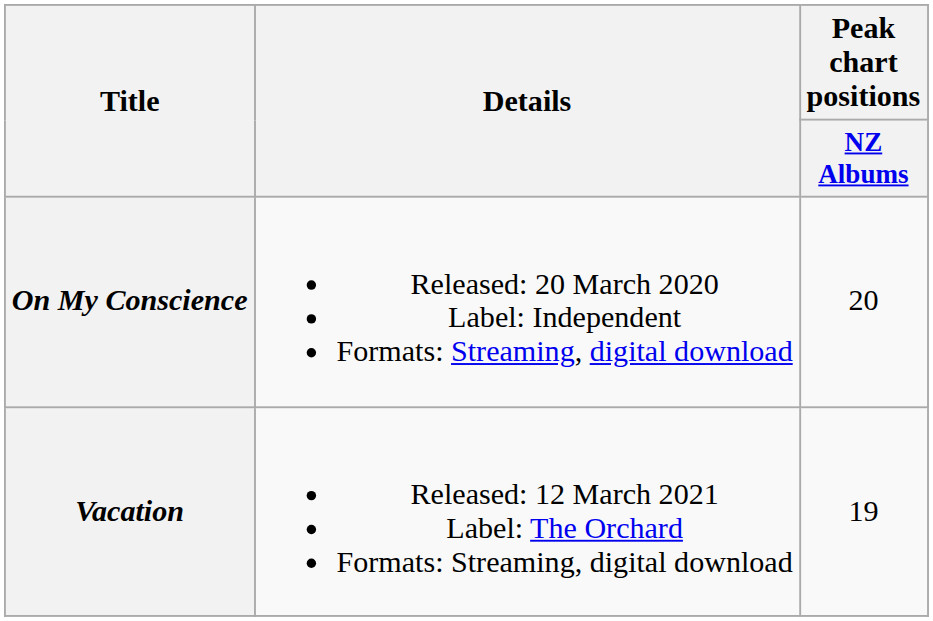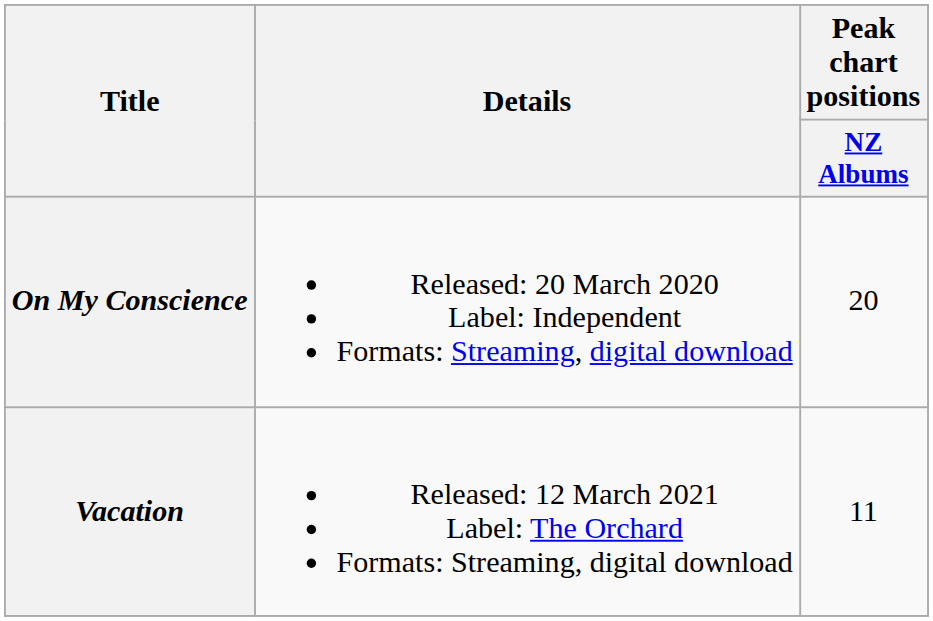(863, 510) 19 -> (863, 510) 11
